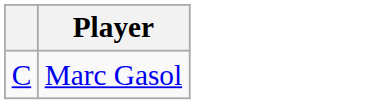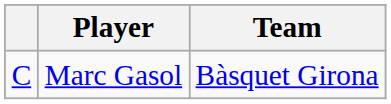+ column: (287, 27)
